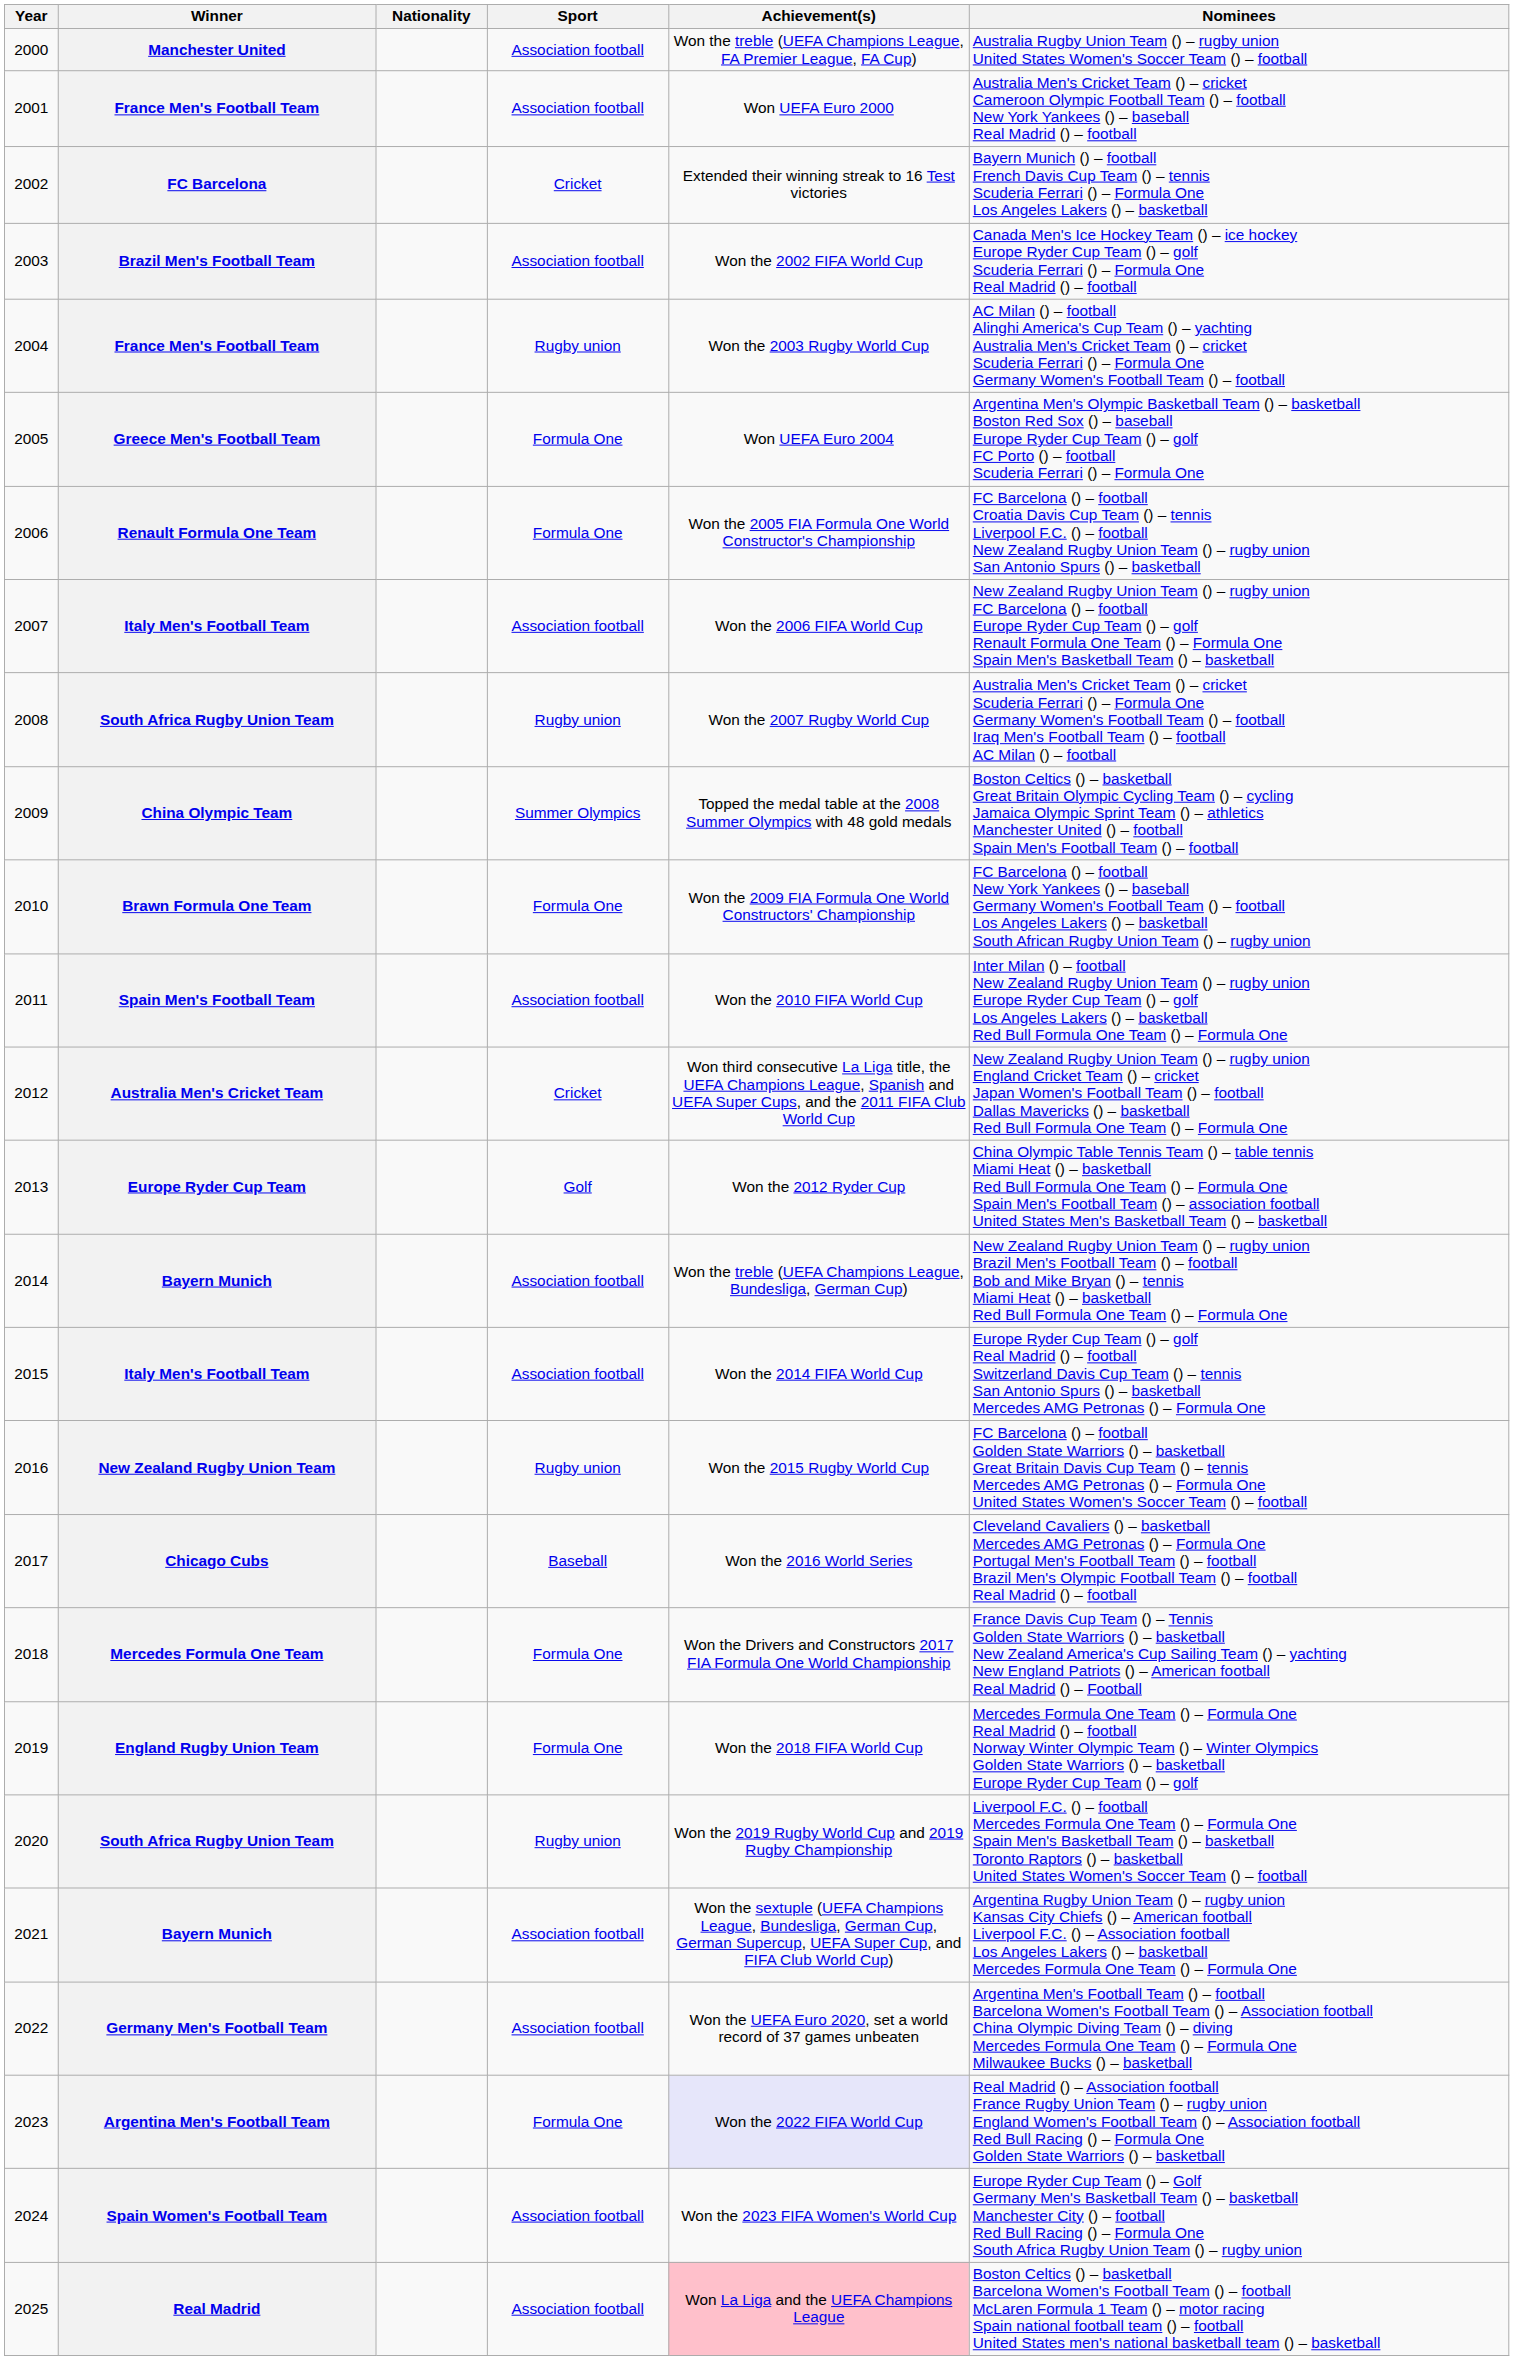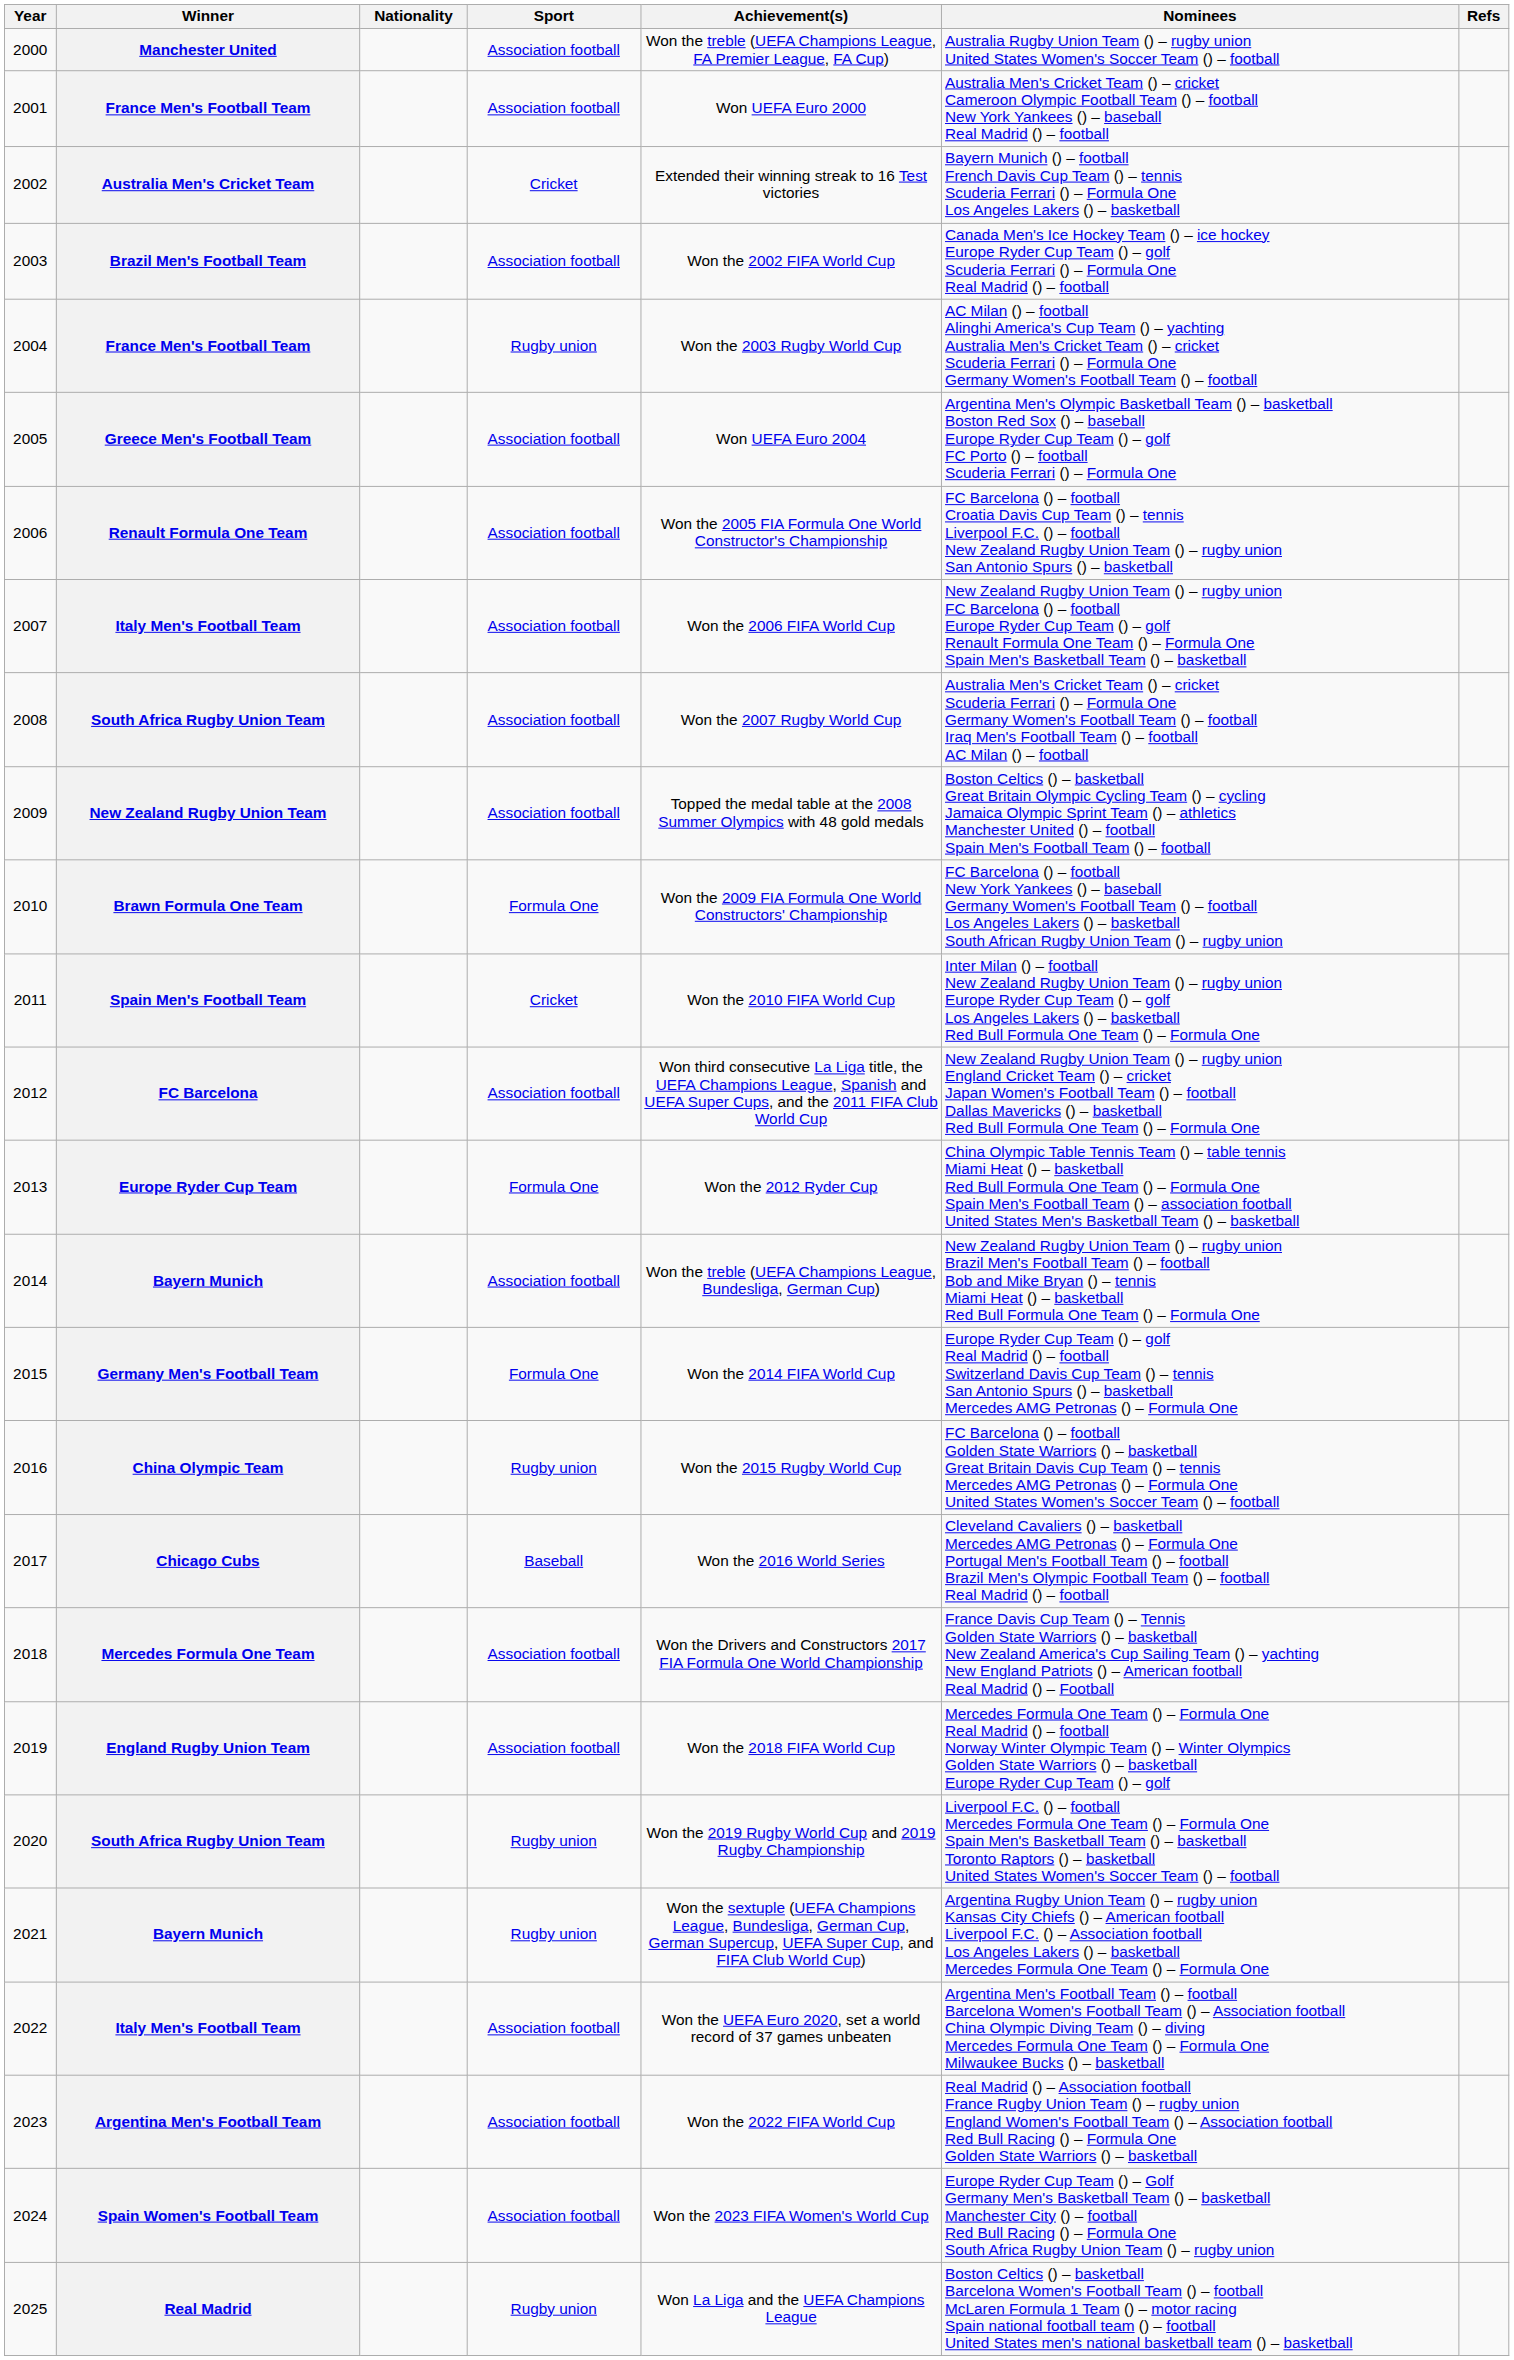+ column: (1484, 16)
(217, 184) FC Barcelona -> (208, 184) Australia Men's Cricket Team
(578, 439) Formula One -> (554, 439) Association football
(578, 532) Formula One -> (554, 532) Association football
(578, 719) Rugby union -> (554, 719) Association football
(217, 813) China Olympic Team -> (208, 813) New Zealand Rugby Union Team
(578, 813) Summer Olympics -> (554, 813) Association football
(578, 1000) Association football -> (554, 1000) Cricket
(217, 1093) Australia Men's Cricket Team -> (208, 1093) FC Barcelona
(578, 1093) Cricket -> (554, 1093) Association football
(578, 1187) Golf -> (554, 1187) Formula One
(217, 1374) Italy Men's Football Team -> (208, 1374) Germany Men's Football Team
(578, 1374) Association football -> (554, 1374) Formula One
(217, 1467) New Zealand Rugby Union Team -> (208, 1467) China Olympic Team
(578, 1654) Formula One -> (554, 1654) Association football
(578, 1748) Formula One -> (554, 1748) Association football
(578, 1934) Association football -> (554, 1934) Rugby union
(217, 2028) Germany Men's Football Team -> (208, 2028) Italy Men's Football Team
(578, 2121) Formula One -> (554, 2121) Association football
(819, 2121) lavender background -> (791, 2121) no background
(578, 2308) Association football -> (554, 2308) Rugby union
(819, 2308) pink background -> (791, 2308) no background
